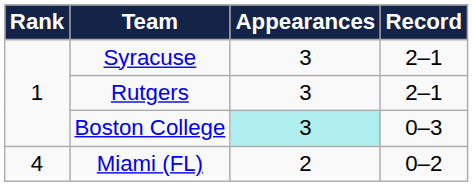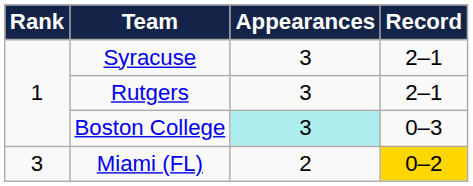(37, 163) 4 -> (37, 163) 3
(424, 163) no background -> (424, 163) gold background
